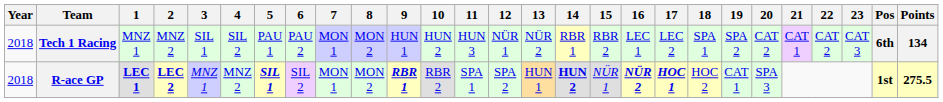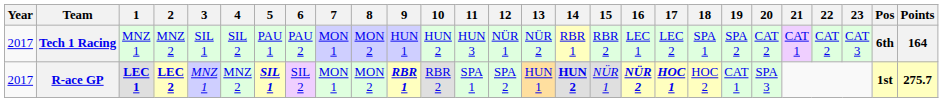(20, 43) 2018 -> (20, 43) 2017
(918, 43) 134 -> (918, 43) 164
(20, 79) 2018 -> (20, 79) 2017
(918, 79) 275.5 -> (918, 79) 275.7
